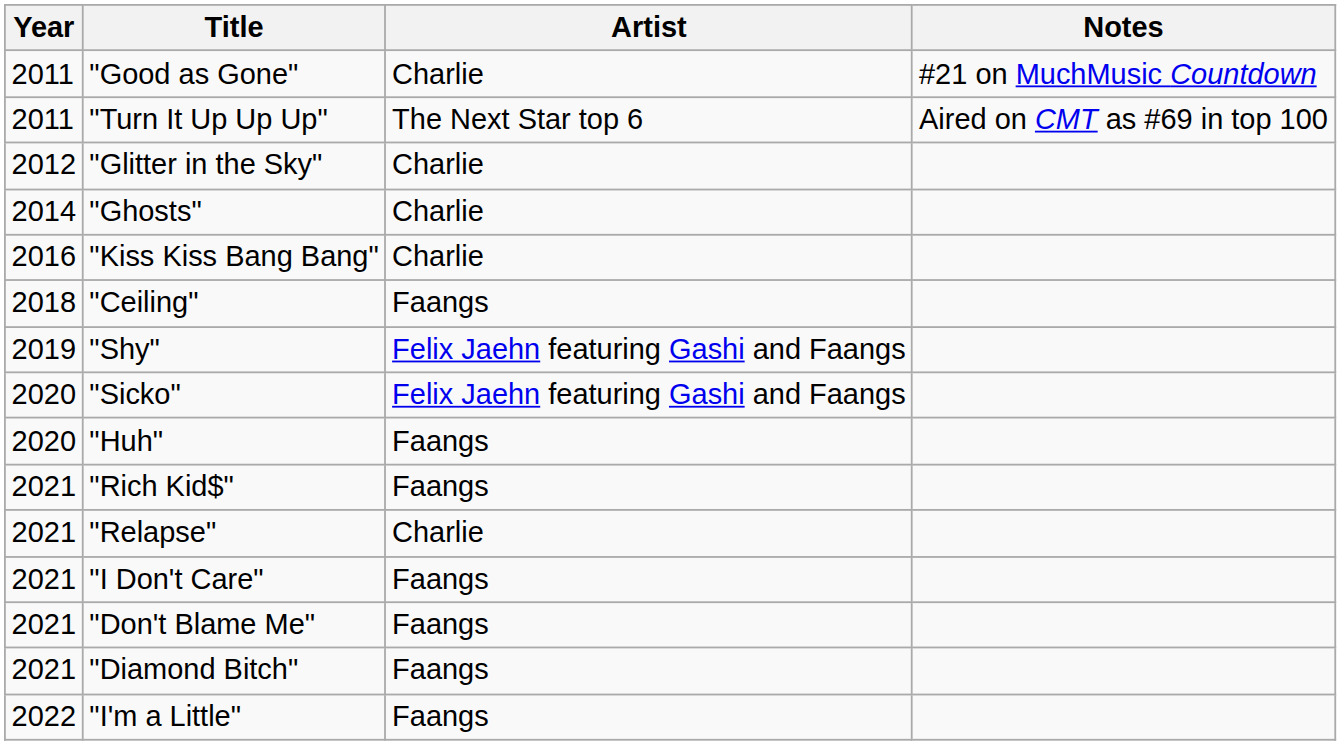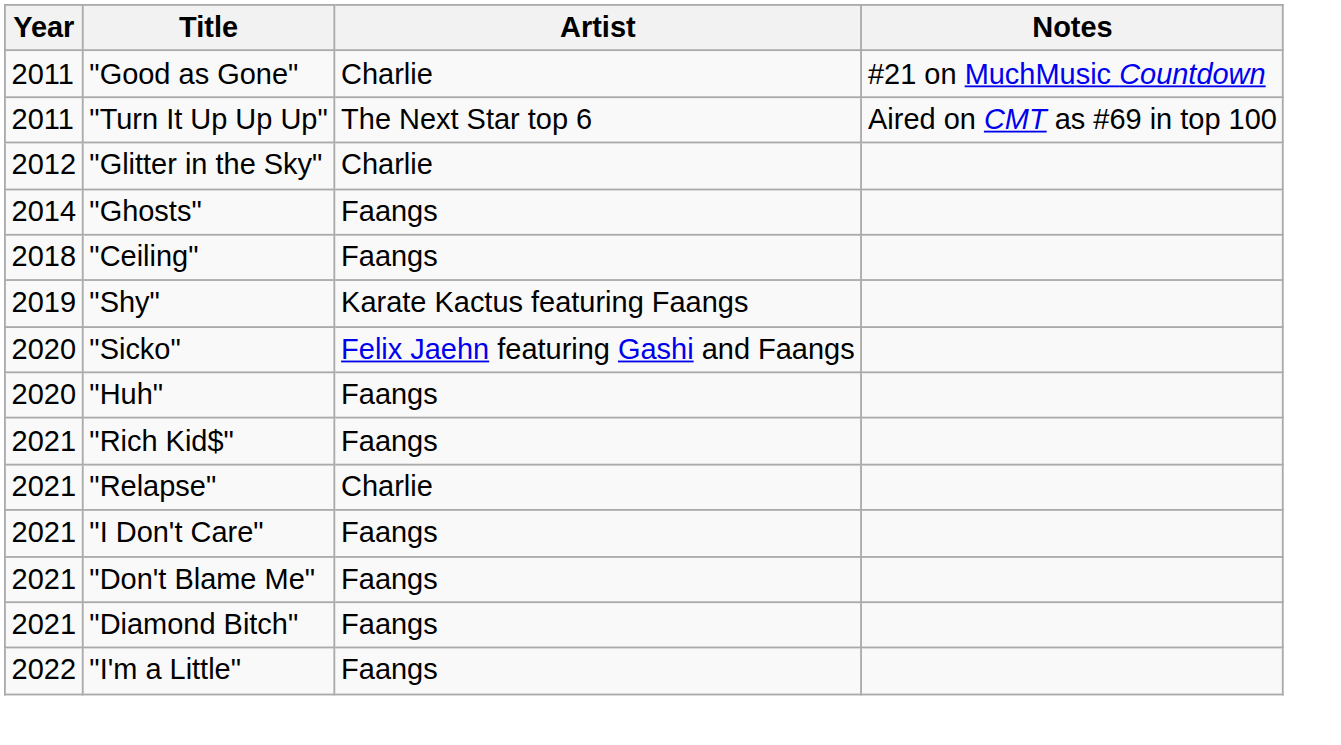(438, 211) Charlie -> (389, 211) Faangs
- row: (234, 257)
(649, 348) Felix Jaehn featuring Gashi and Faangs -> (545, 303) Karate Kactus featuring Faangs
